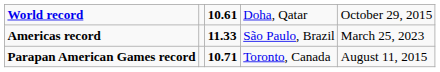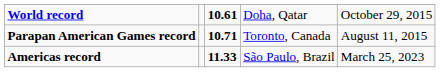rows swapped: (102, 56) <-> (54, 35)
